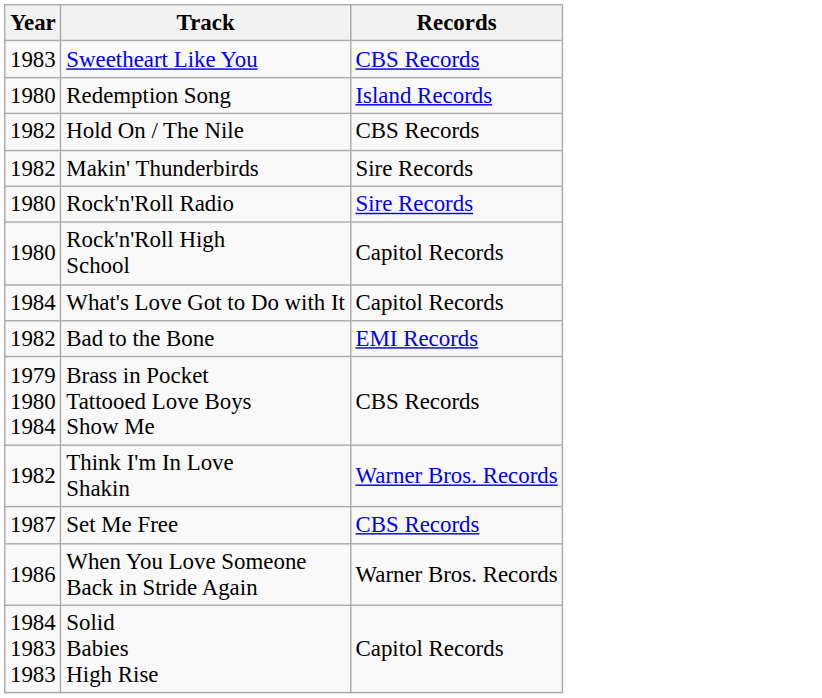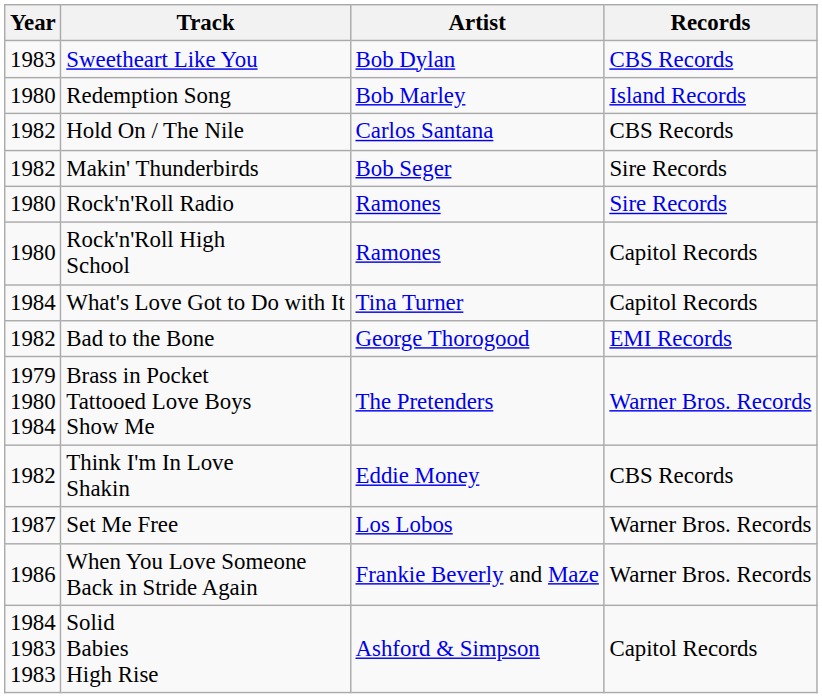+ column: (477, 22)
(417, 400) CBS Records -> (710, 400) Warner Bros. Records
(457, 475) Warner Bros. Records -> (671, 475) CBS Records
(417, 524) CBS Records -> (710, 524) Warner Bros. Records
